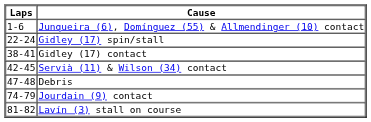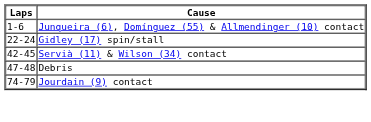- row: (93, 54)
- row: (110, 109)
